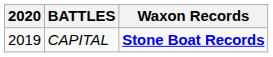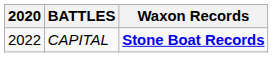(24, 39) 2019 -> (24, 39) 2022
